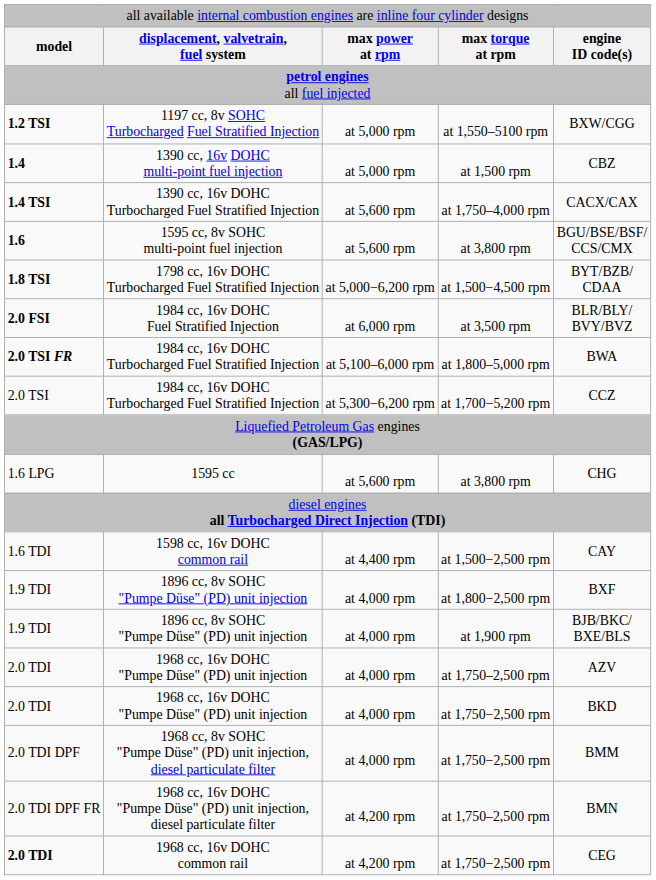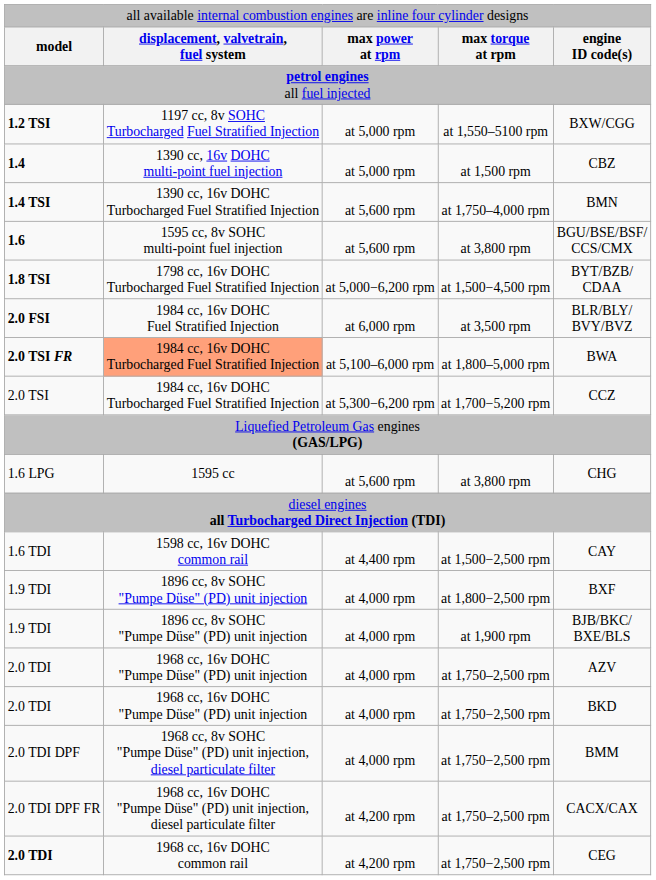(602, 202) CACX/CAX -> (602, 202) BMN
(213, 357) no background -> (213, 357) lightsalmon background
(602, 808) BMN -> (602, 808) CACX/CAX
